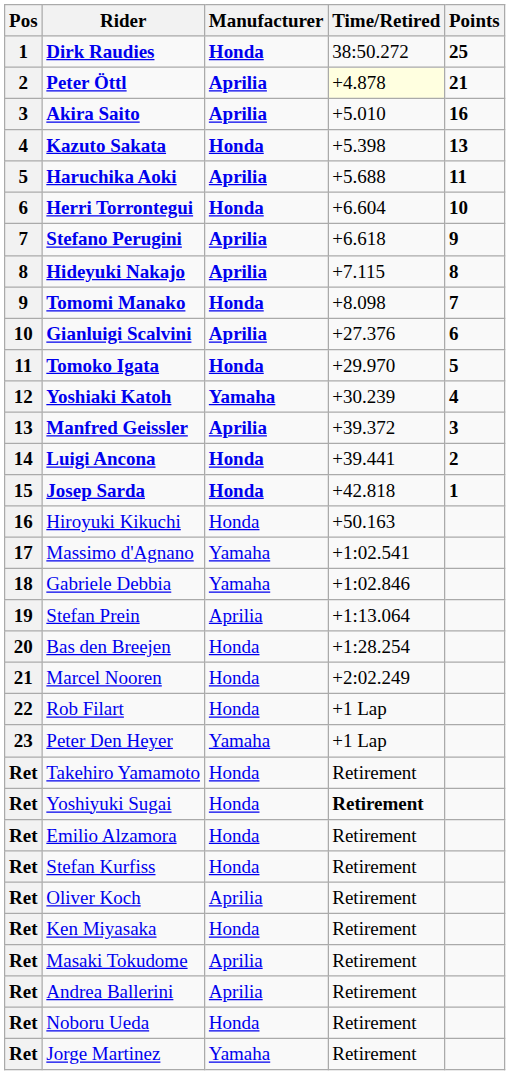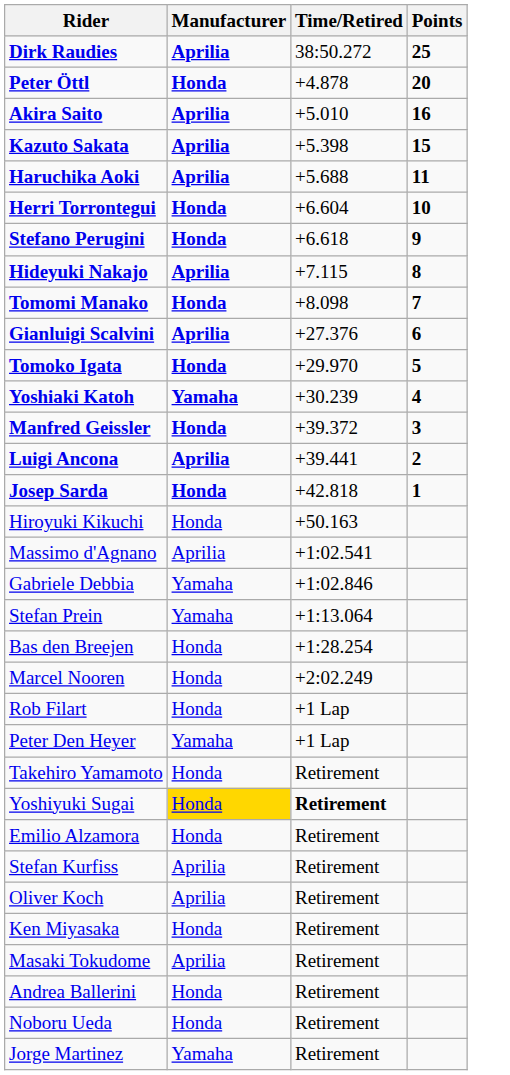- column: (23, 20)
(236, 51) Honda -> (201, 51) Aprilia
(238, 83) Aprilia -> (199, 83) Honda
(359, 83) lightyellow background -> (322, 83) no background
(459, 83) 21 -> (421, 83) 20
(236, 145) Honda -> (201, 145) Aprilia
(459, 145) 13 -> (421, 145) 15
(238, 239) Aprilia -> (199, 239) Honda
(238, 427) Aprilia -> (199, 427) Honda
(236, 458) Honda -> (201, 458) Aprilia
(240, 552) Yamaha -> (198, 552) Aprilia
(236, 615) Aprilia -> (202, 615) Yamaha
(234, 803) no background -> (197, 803) gold background
(234, 866) Honda -> (198, 866) Aprilia
(236, 991) Aprilia -> (197, 991) Honda
